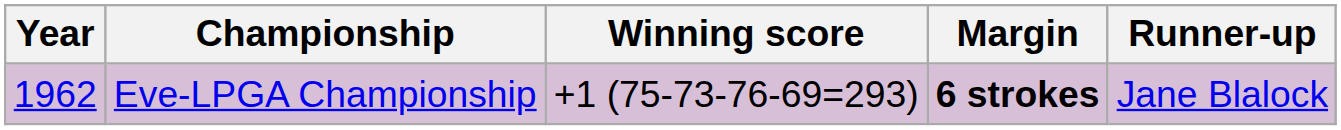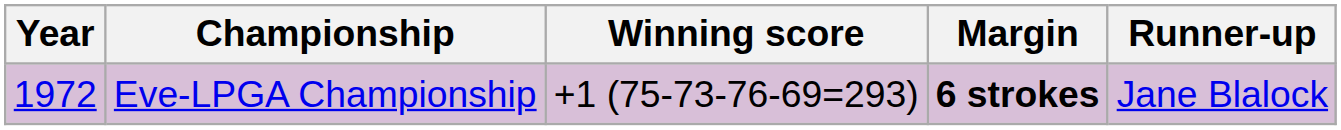(55, 93) 1962 -> (55, 93) 1972
